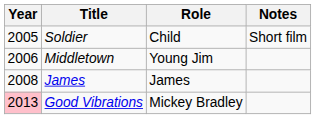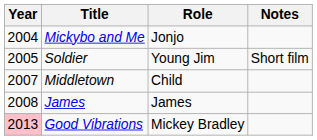+ row: (95, 37)
(165, 37) Child -> (183, 59) Young Jim
(23, 59) 2006 -> (23, 80) 2007
(181, 59) Young Jim -> (167, 80) Child
